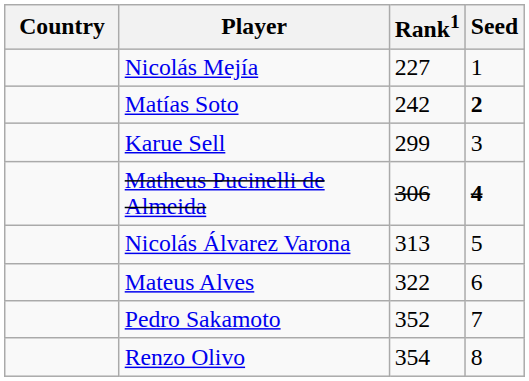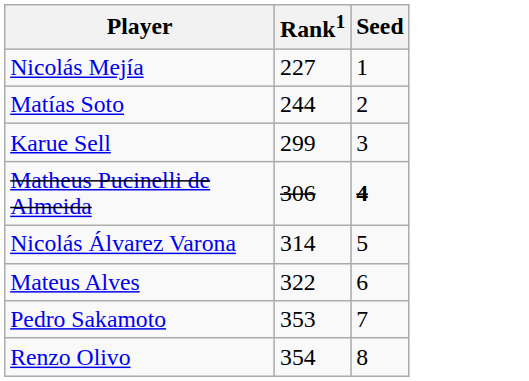- column: (62, 26)
(412, 104) 242 -> (298, 104) 244
(477, 104) bold -> (362, 104) normal
(412, 244) 313 -> (298, 244) 314
(412, 319) 352 -> (298, 319) 353
